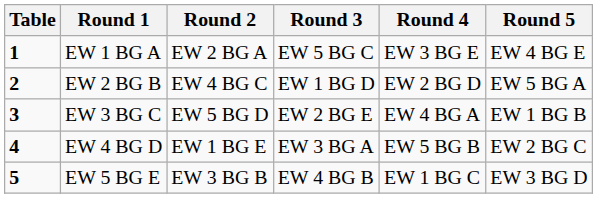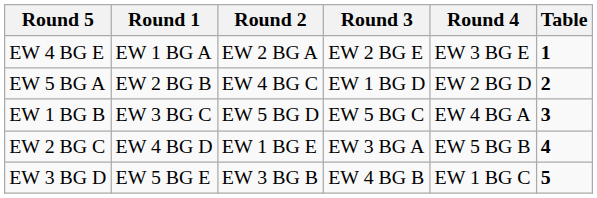columns swapped: (33, 20) <-> (539, 20)
(326, 51) EW 5 BG C -> (376, 51) EW 2 BG E
(325, 114) EW 2 BG E -> (376, 114) EW 5 BG C
